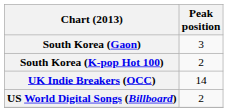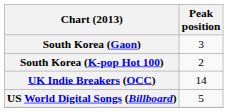(201, 98) 2 -> (201, 98) 5
